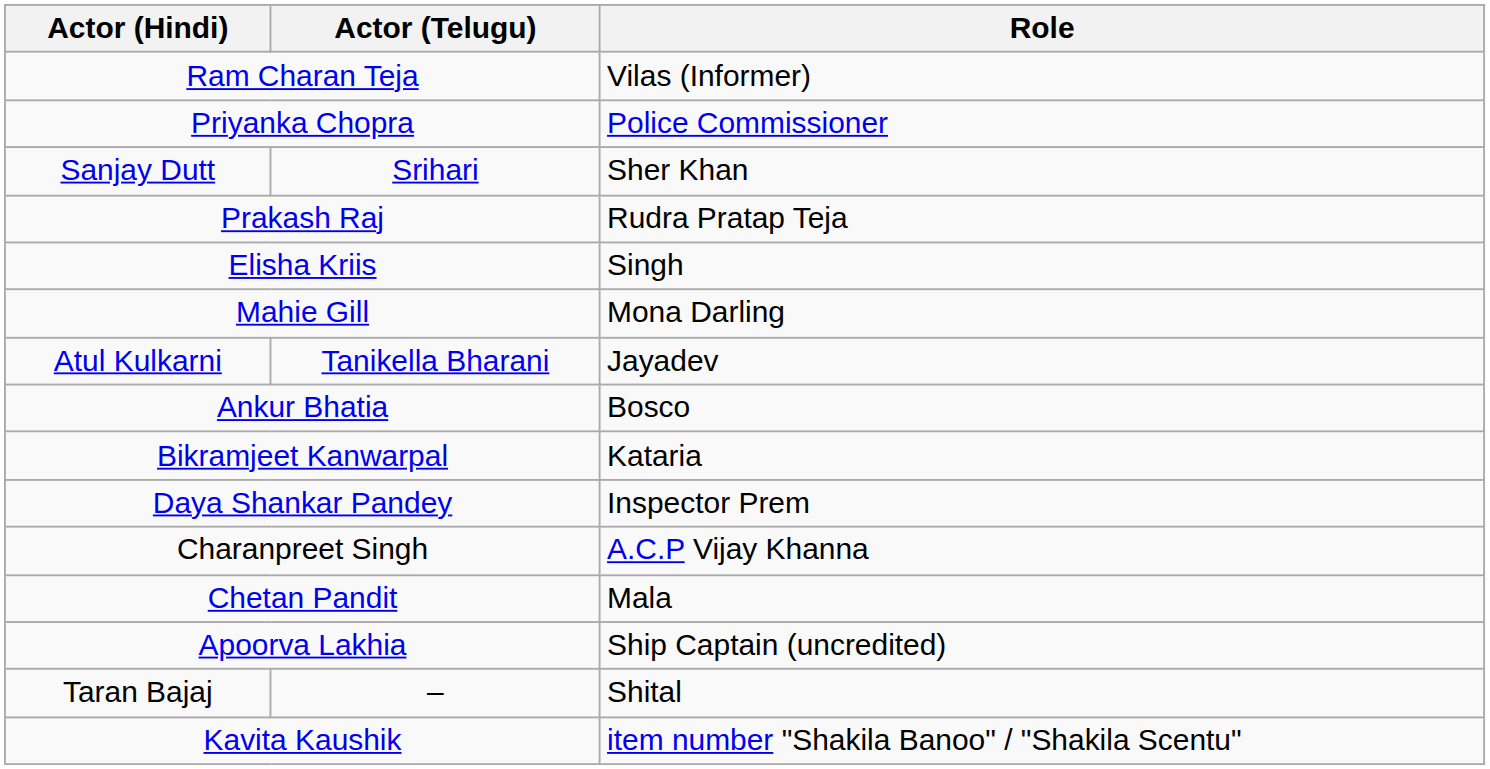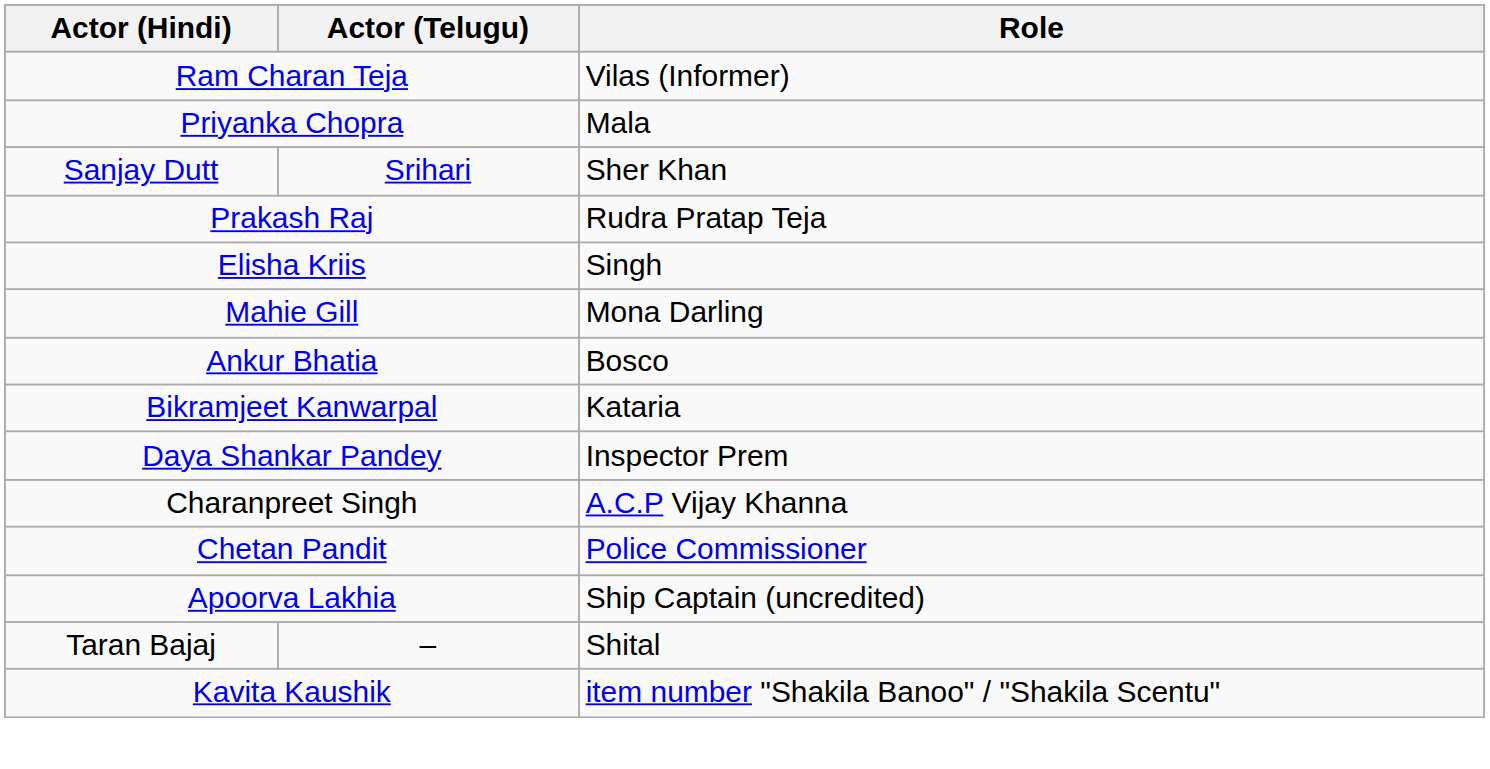(748, 123) Police Commissioner -> (618, 123) Mala
- row: (138, 360)
(639, 597) Mala -> (726, 550) Police Commissioner
